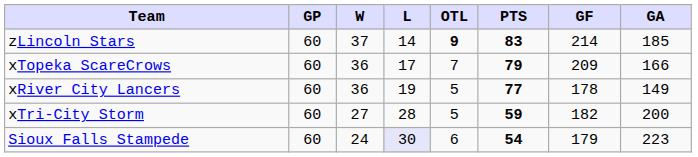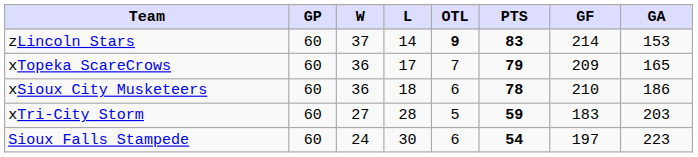(656, 41) 185 -> (657, 41) 153
(656, 66) 166 -> (657, 66) 165
+ row: (108, 91)
- row: (94, 91)
(585, 115) 182 -> (585, 115) 183
(656, 115) 200 -> (657, 115) 203
(407, 140) lavender background -> (408, 140) no background
(585, 140) 179 -> (585, 140) 197
